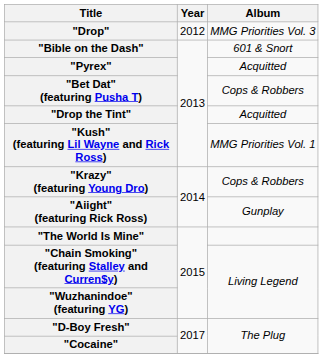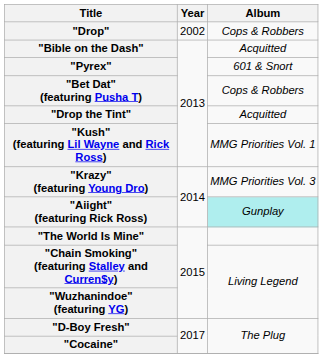(193, 31) 2012 -> (193, 31) 2002
(263, 31) MMG Priorities Vol. 3 -> (263, 31) Cops & Robbers
(263, 48) 601 & Snort -> (263, 48) Acquitted
(263, 66) Acquitted -> (263, 66) 601 & Snort
(263, 181) Cops & Robbers -> (263, 181) MMG Priorities Vol. 3
(263, 212) no background -> (263, 212) paleturquoise background
